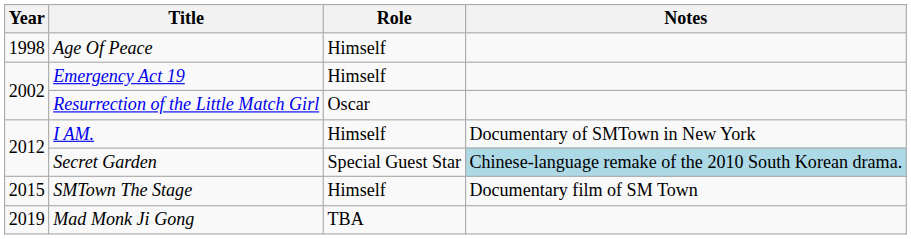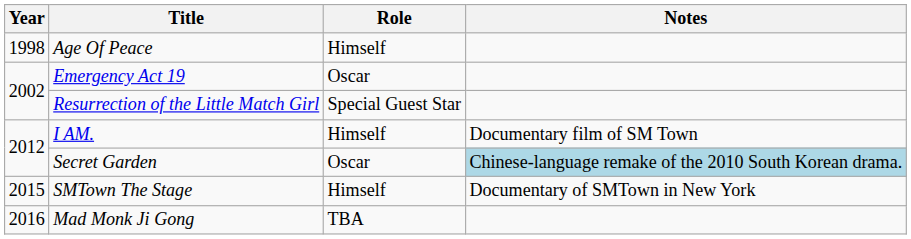(357, 76) Himself -> (349, 76) Oscar
(349, 104) Oscar -> (394, 104) Special Guest Star
(612, 133) Documentary of SMTown in New York -> (584, 133) Documentary film of SM Town
(394, 162) Special Guest Star -> (349, 162) Oscar
(584, 190) Documentary film of SM Town -> (612, 190) Documentary of SMTown in New York
(27, 219) 2019 -> (27, 219) 2016
